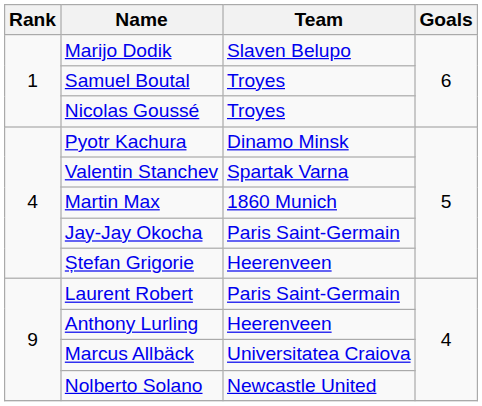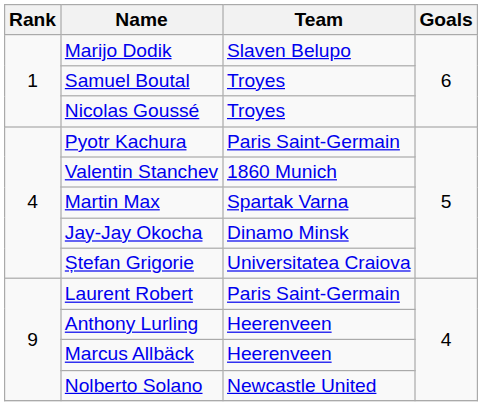(288, 141) Dinamo Minsk -> (313, 141) Paris Saint-Germain
(288, 171) Spartak Varna -> (282, 171) 1860 Munich
(282, 202) 1860 Munich -> (288, 202) Spartak Varna
(313, 232) Paris Saint-Germain -> (288, 232) Dinamo Minsk
(279, 263) Heerenveen -> (319, 263) Universitatea Craiova
(319, 354) Universitatea Craiova -> (279, 354) Heerenveen
